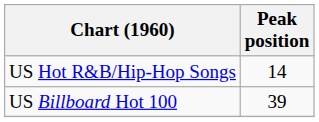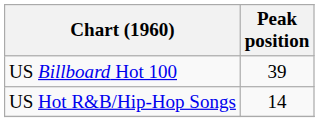rows swapped: (93, 101) <-> (122, 71)
